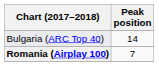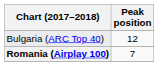(133, 38) 14 -> (133, 38) 12
